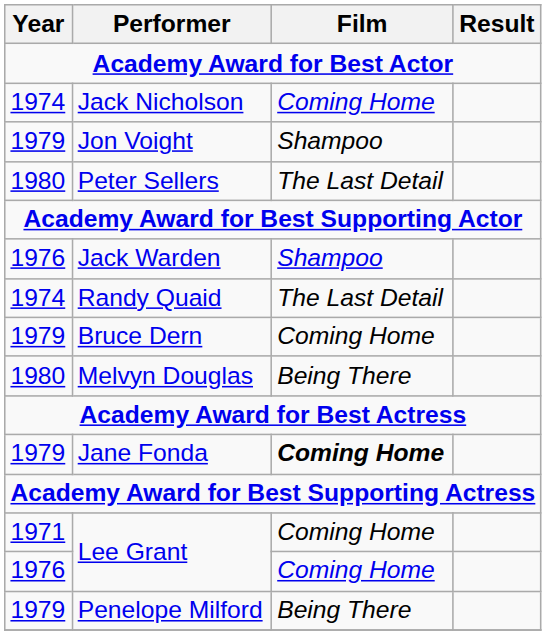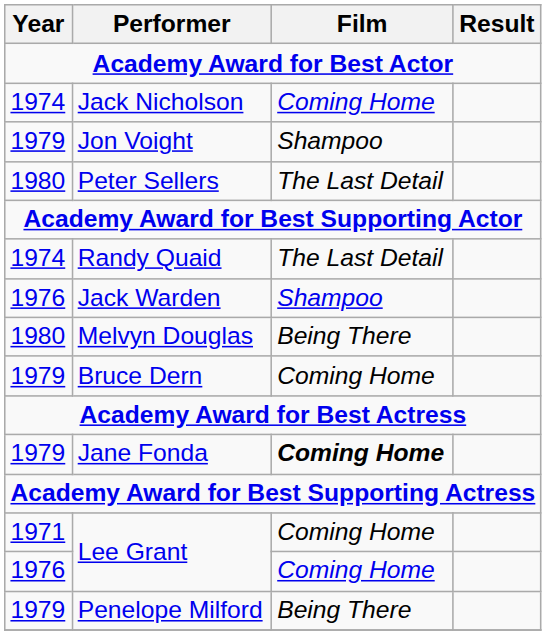rows swapped: (38, 297) <-> (38, 258)
rows swapped: (38, 336) <-> (38, 375)
